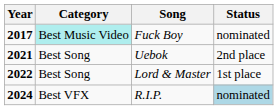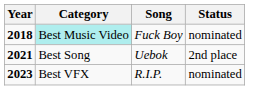(20, 34) 2017 -> (20, 34) 2018
- row: (173, 74)
(20, 94) 2024 -> (20, 74) 2023
(243, 94) lightblue background -> (215, 74) no background
